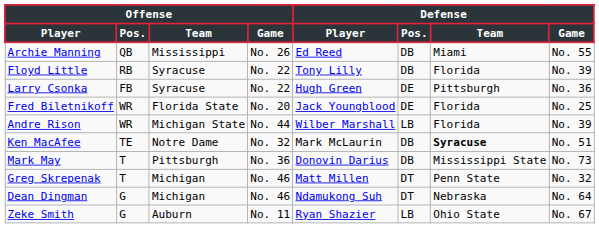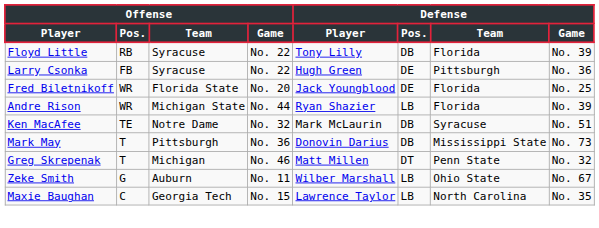- row: (54, 52)
(345, 124) Wilber Marshall -> (335, 106) Ryan Shazier
(460, 142) bold -> (460, 124) normal
- row: (47, 196)
(335, 214) Ryan Shazier -> (345, 178) Wilber Marshall
+ row: (51, 196)
